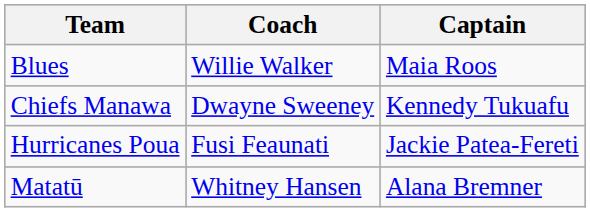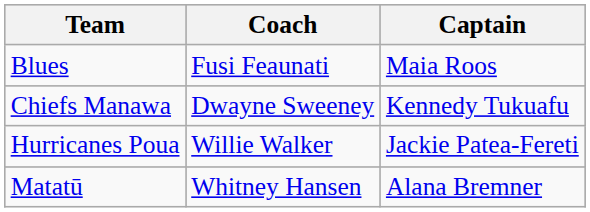(262, 65) Willie Walker -> (260, 65) Fusi Feaunati
(260, 145) Fusi Feaunati -> (262, 145) Willie Walker
